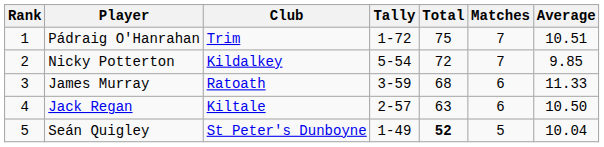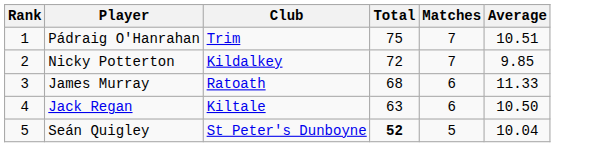- column: (394, 16)
